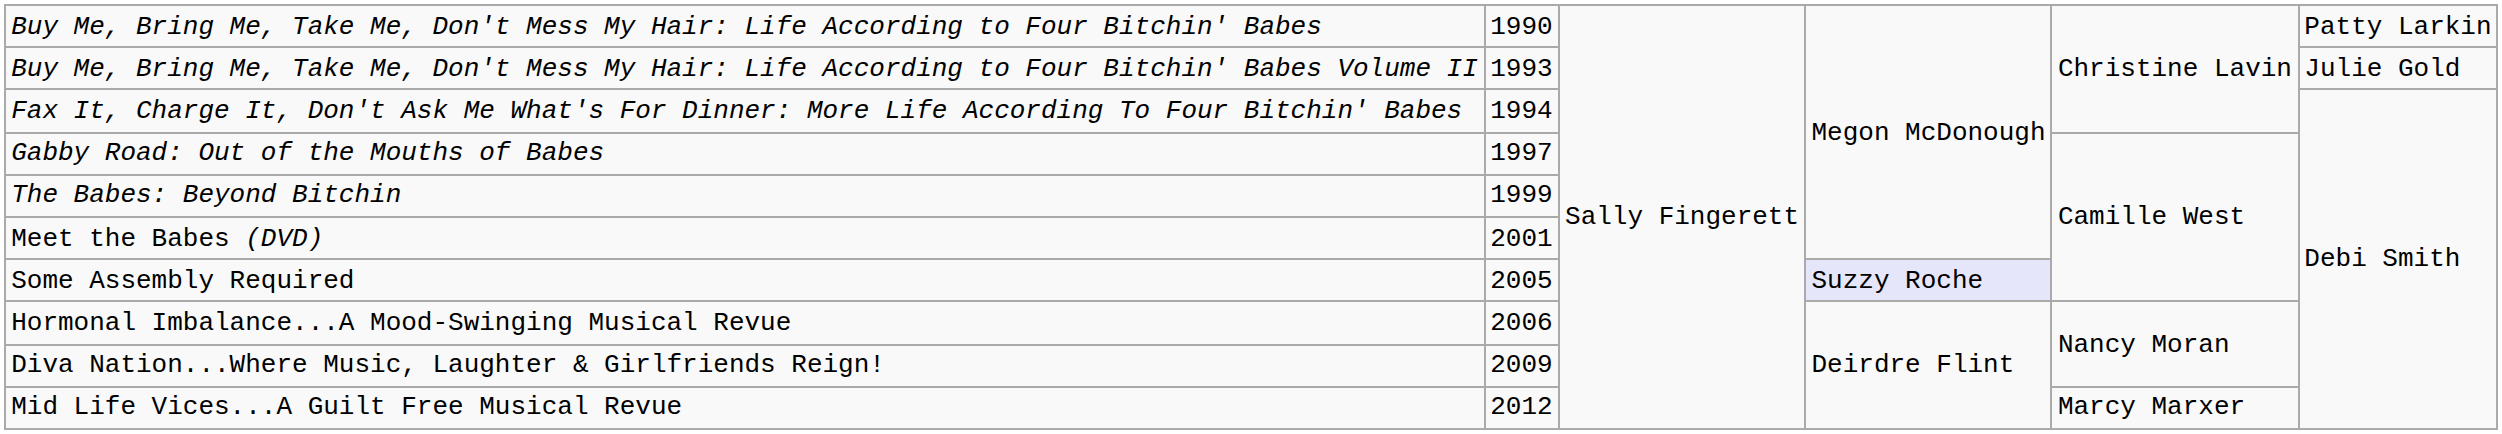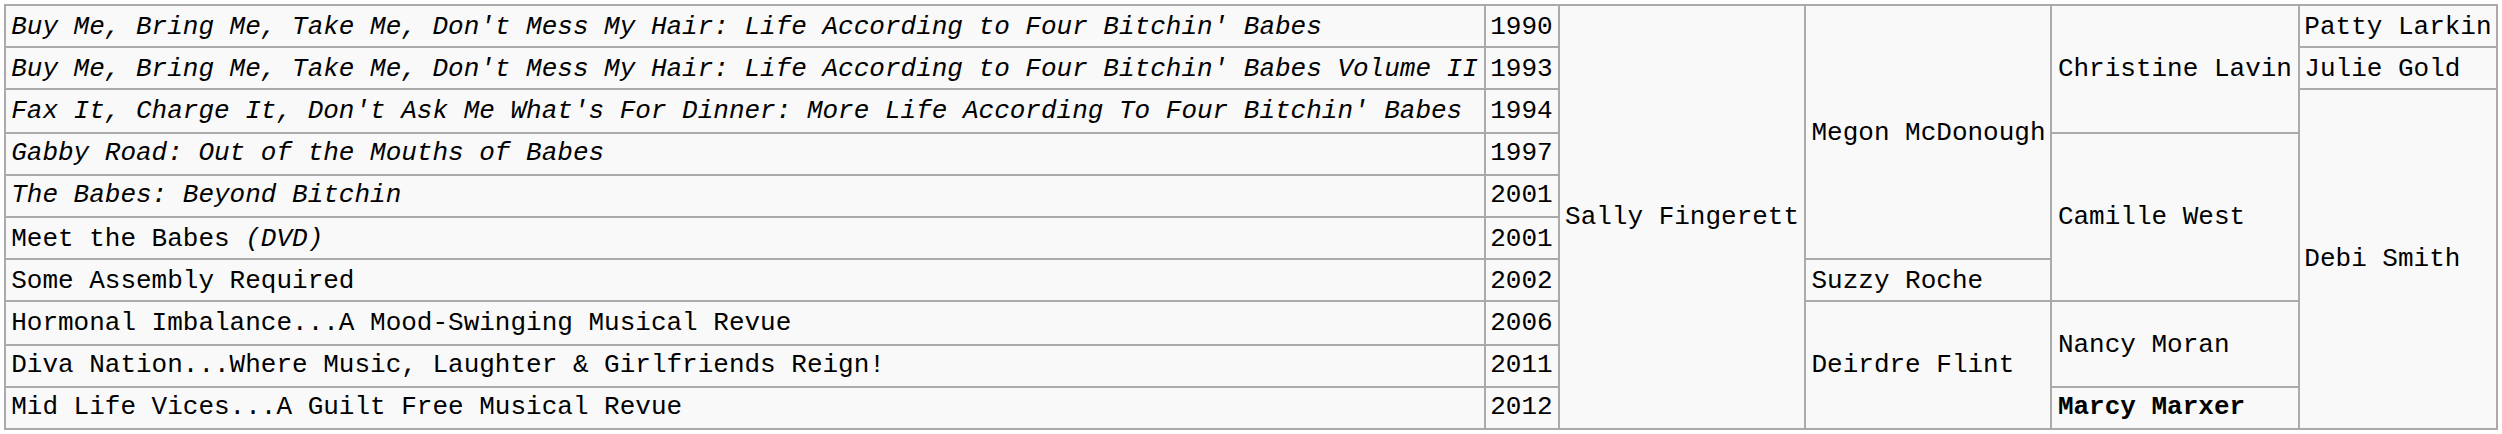(1521, 196) 1999 -> (1521, 196) 2001
(1521, 280) 2005 -> (1521, 280) 2002
(1897, 280) lavender background -> (1897, 280) no background
(1521, 365) 2009 -> (1521, 365) 2011
(2152, 408) normal -> (2152, 408) bold
